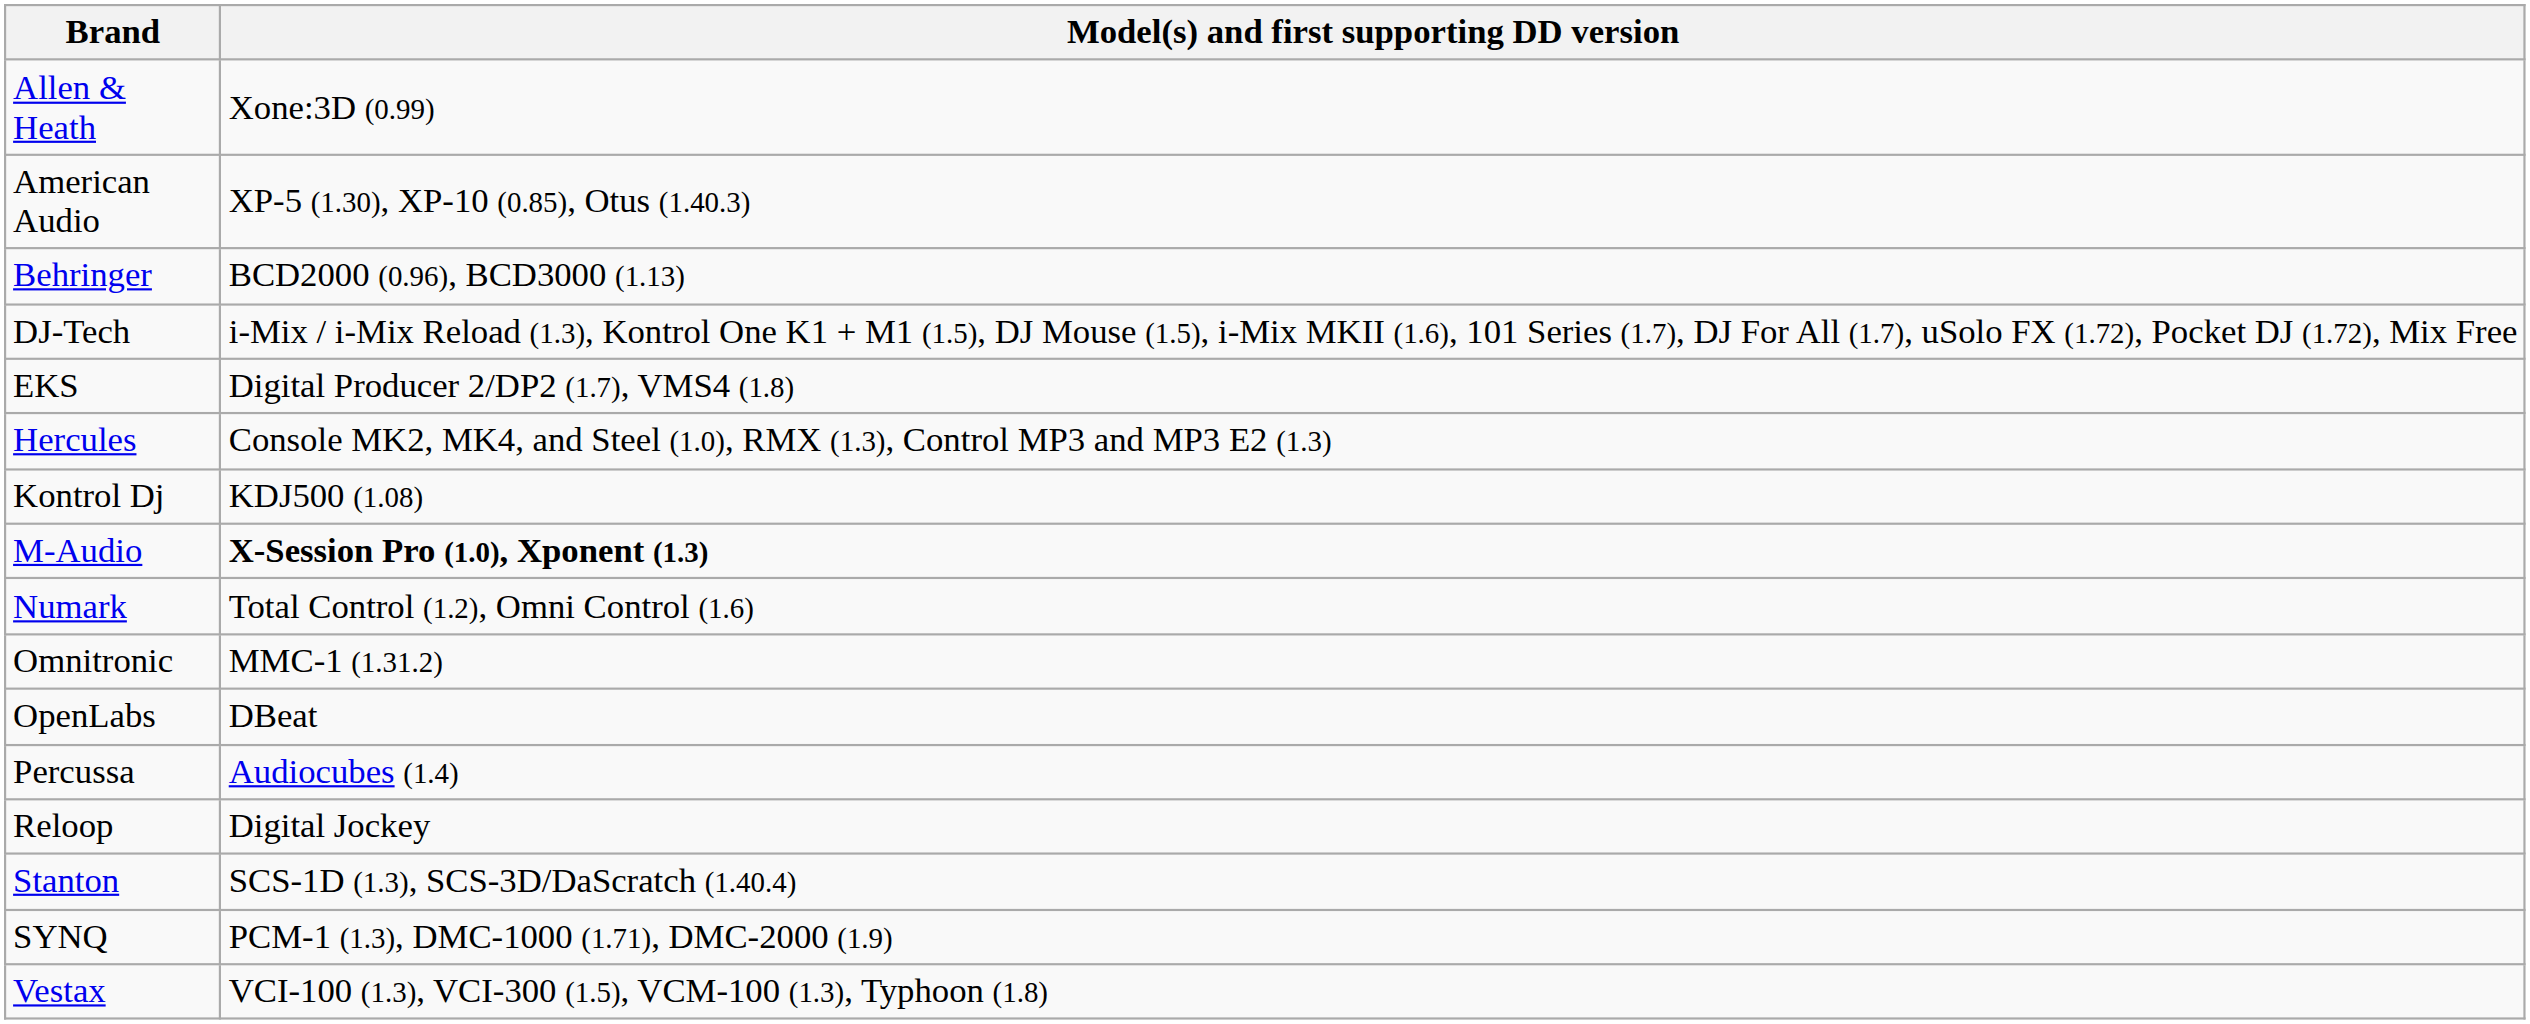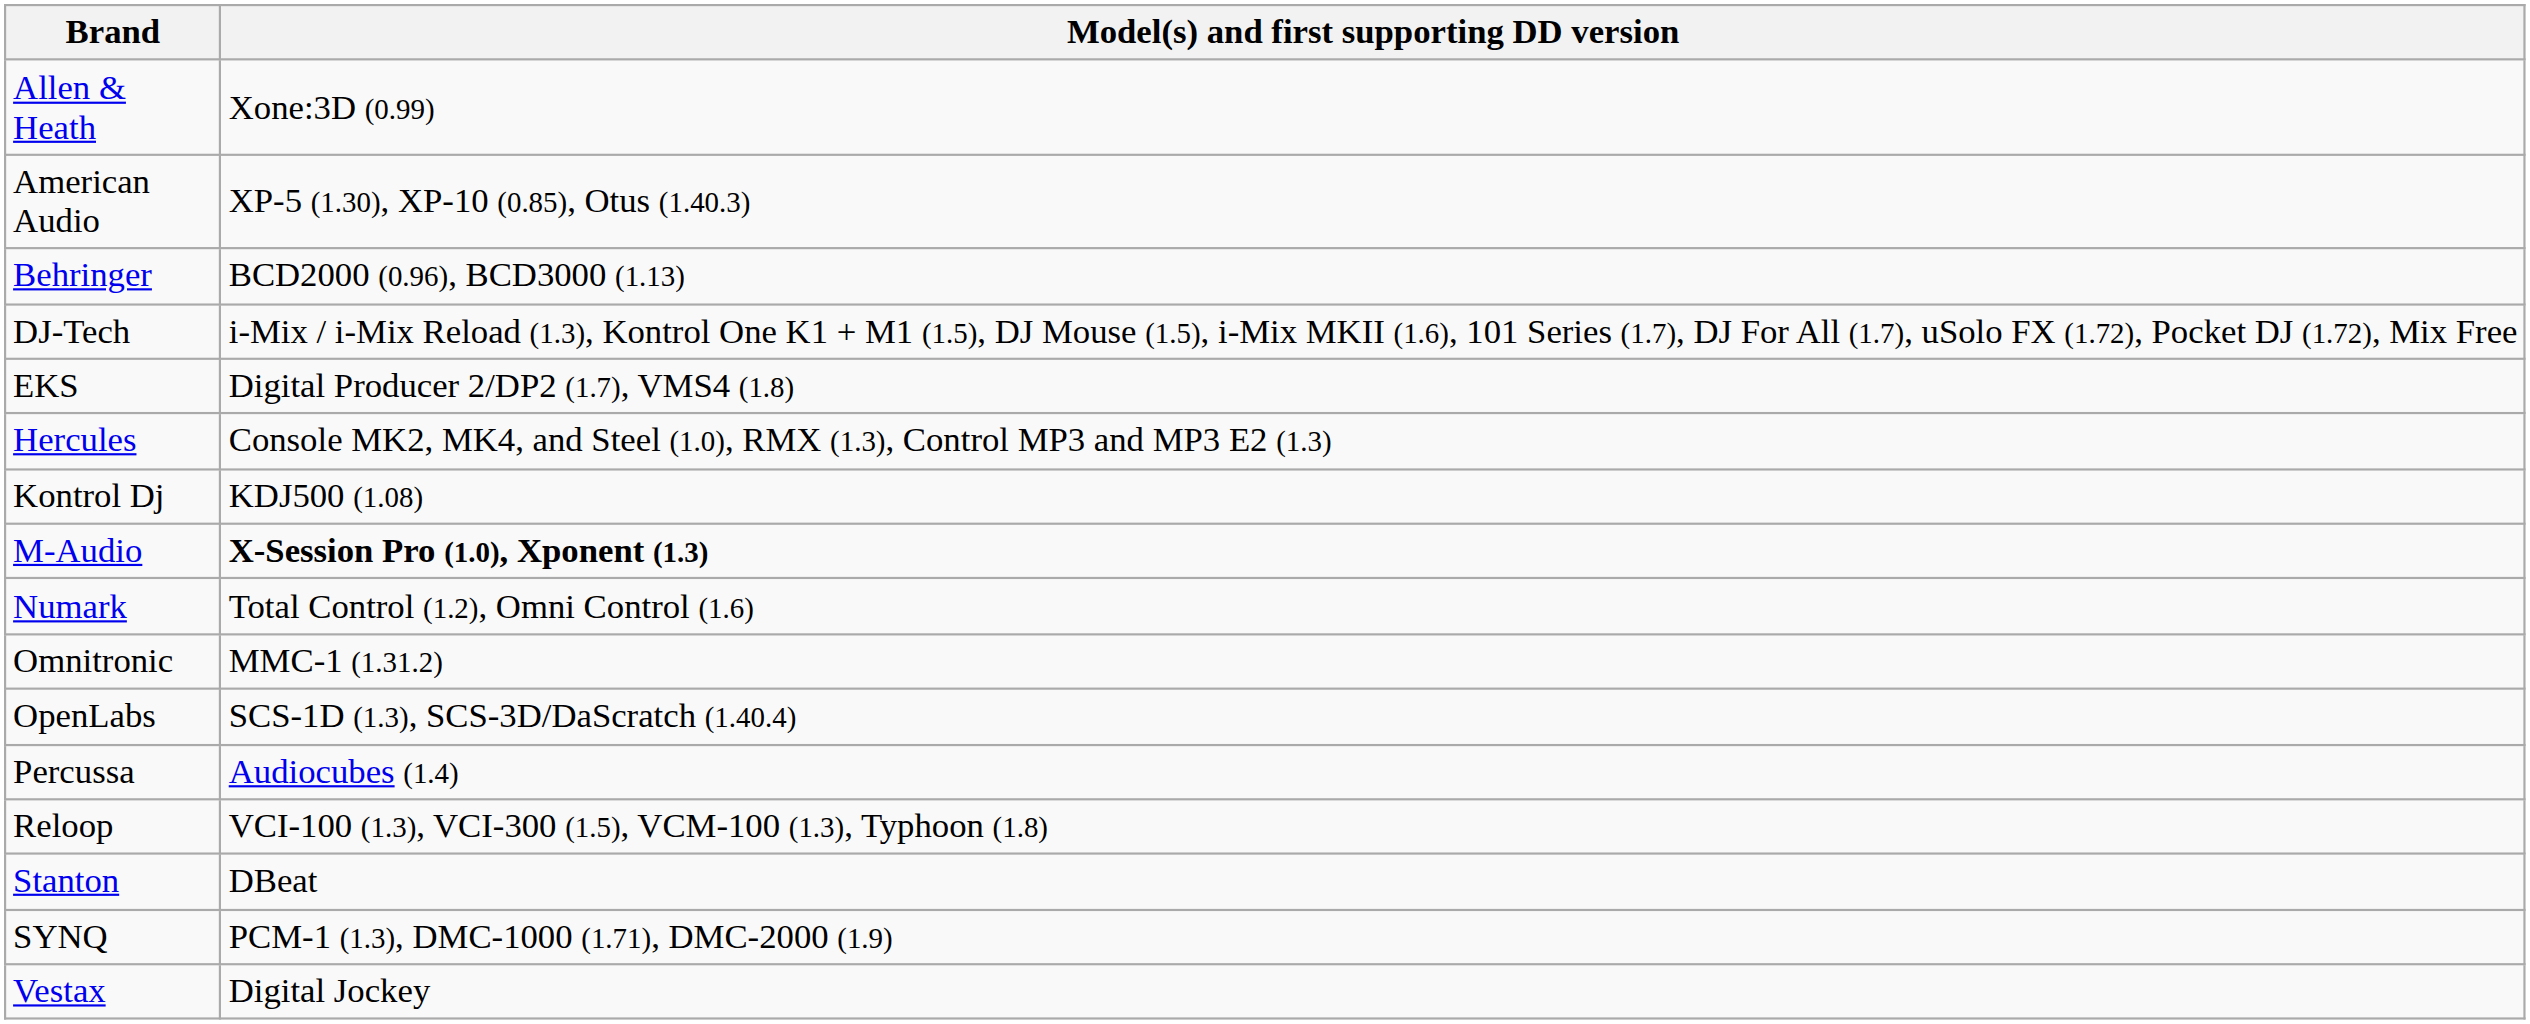(273, 715) DBeat -> (513, 715) SCS-1D (1.3), SCS-3D/DaScratch (1.40.4)
(330, 825) Digital Jockey -> (638, 825) VCI-100 (1.3), VCI-300 (1.5), VCM-100 (1.3), Typhoon (1.8)
(513, 881) SCS-1D (1.3), SCS-3D/DaScratch (1.40.4) -> (273, 881) DBeat
(638, 991) VCI-100 (1.3), VCI-300 (1.5), VCM-100 (1.3), Typhoon (1.8) -> (330, 991) Digital Jockey
